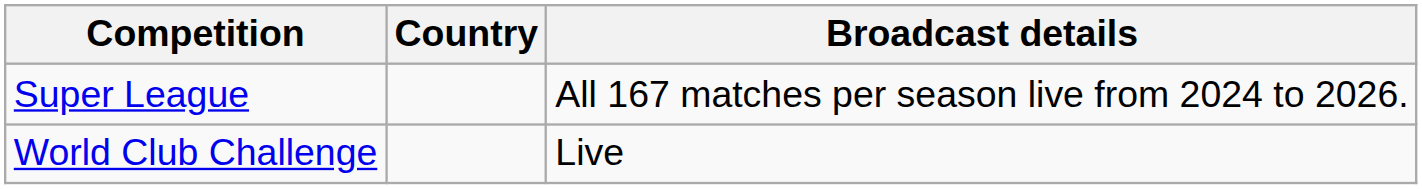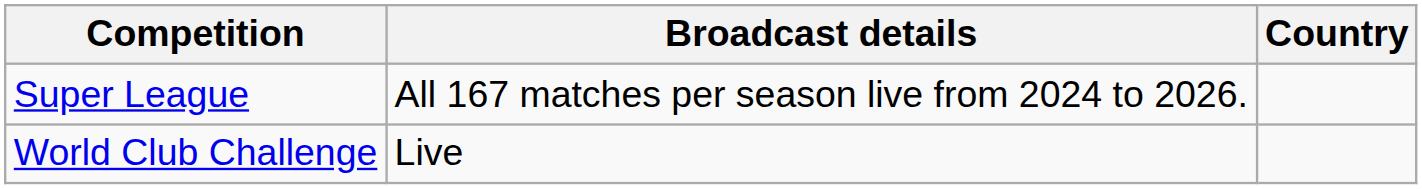columns swapped: (466, 34) <-> (982, 34)
